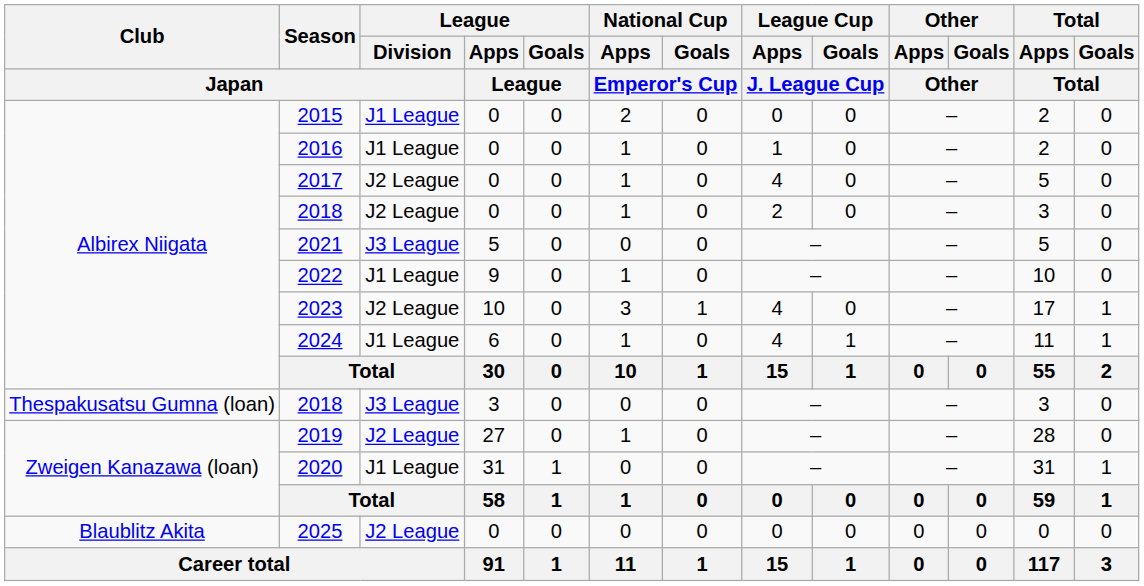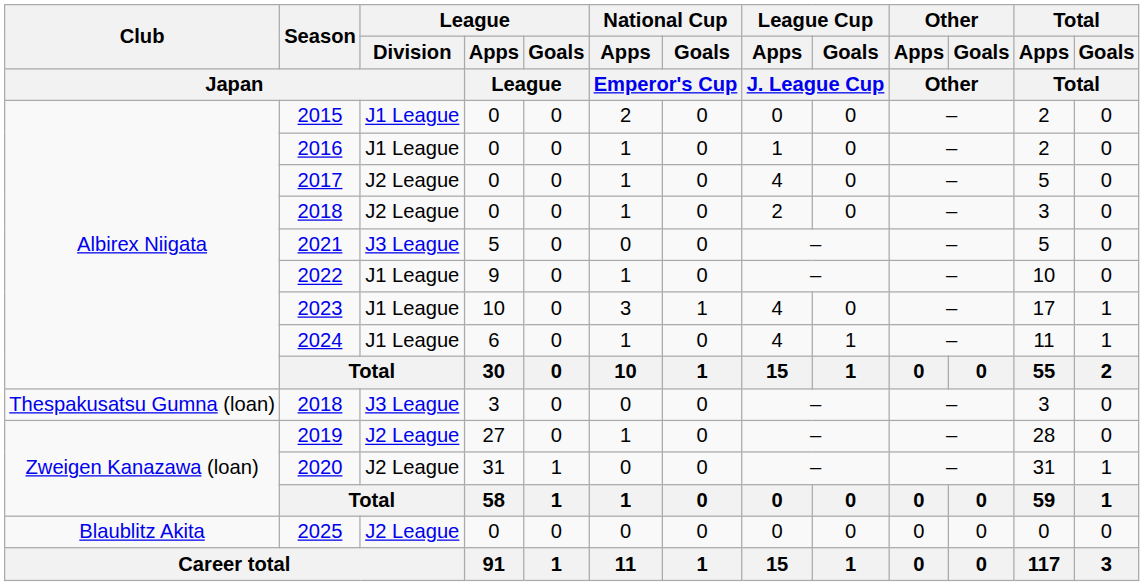(412, 308) J2 League -> (412, 308) J1 League
(412, 468) J1 League -> (412, 468) J2 League
